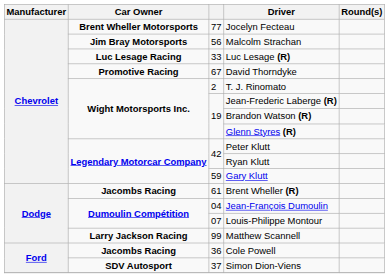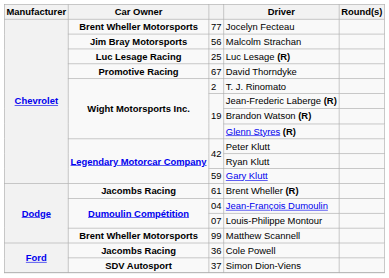(216, 57) 33 -> (216, 57) 25
(139, 236) Larry Jackson Racing -> (139, 236) Brent Wheller Motorsports
